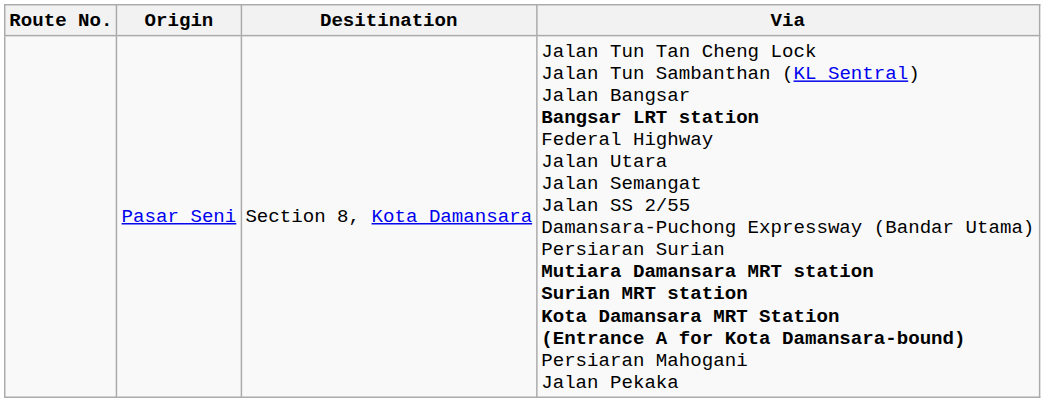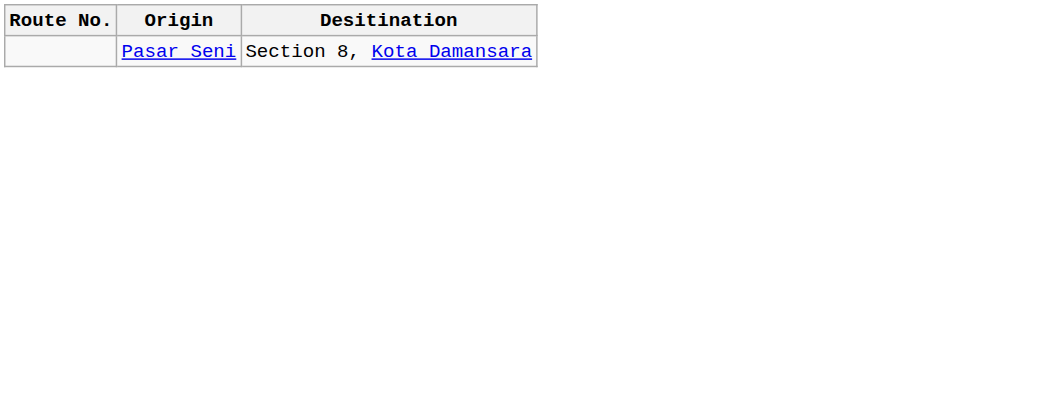- column: (788, 20)
